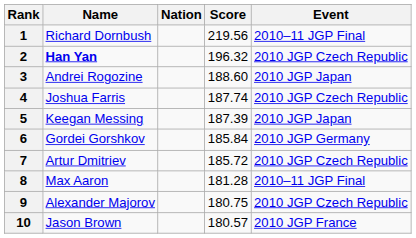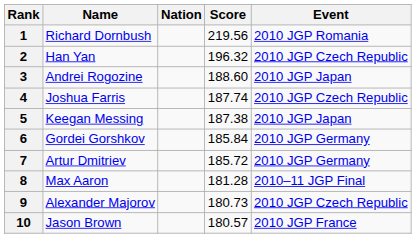(310, 35) 2010–11 JGP Final -> (311, 35) 2010 JGP Romania
(71, 56) bold -> (70, 56) normal
(228, 118) 187.39 -> (228, 118) 187.38
(331, 160) 2010 JGP Czech Republic -> (312, 160) 2010 JGP Germany
(228, 202) 180.75 -> (228, 202) 180.73
